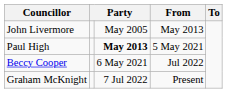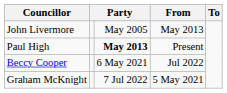(178, 46) 5 May 2021 -> (188, 46) Present
(188, 79) Present -> (178, 79) 5 May 2021
